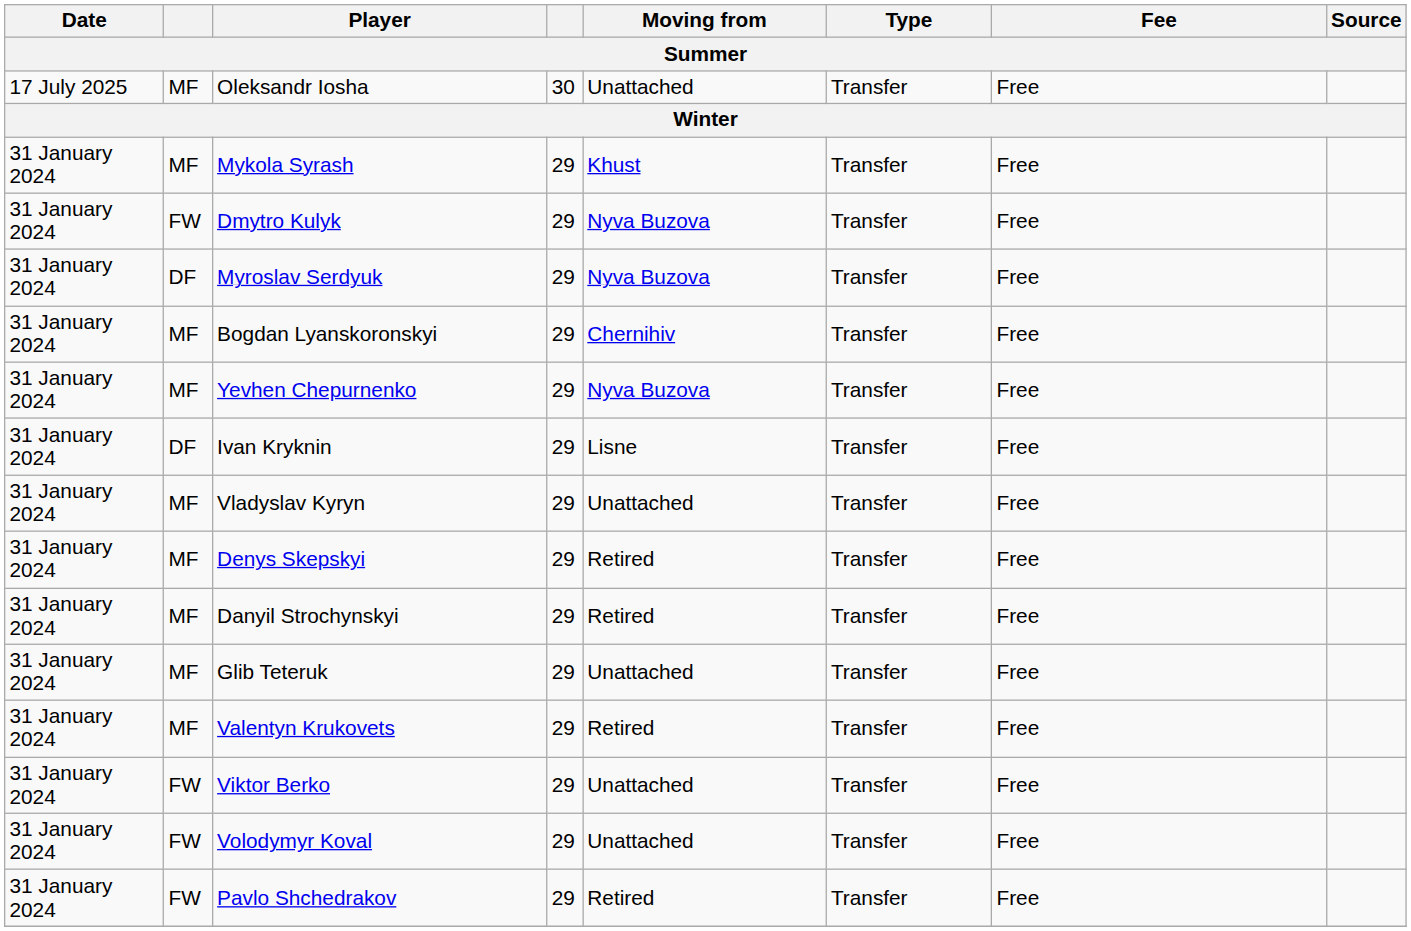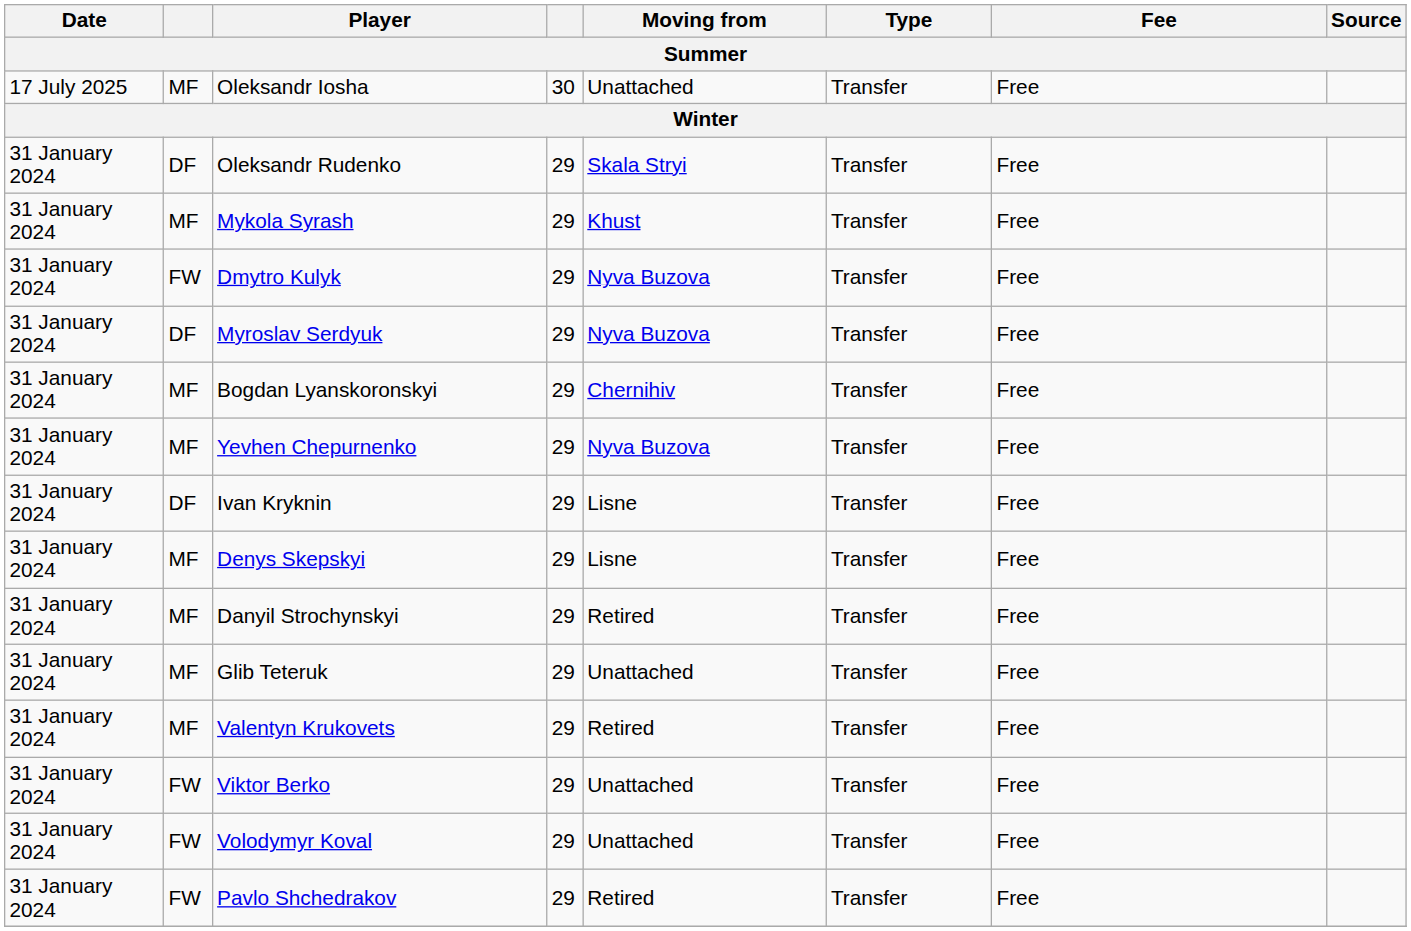+ row: (309, 164)
- row: (291, 502)
(621, 559) Retired -> (612, 559) Lisne
